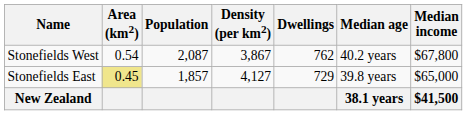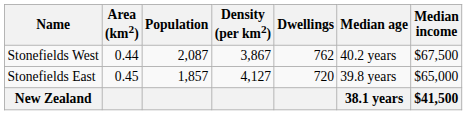(127, 55) 0.54 -> (127, 55) 0.44
(436, 55) $67,800 -> (436, 55) $67,500
(127, 77) khaki background -> (127, 77) no background
(324, 77) 729 -> (324, 77) 720
